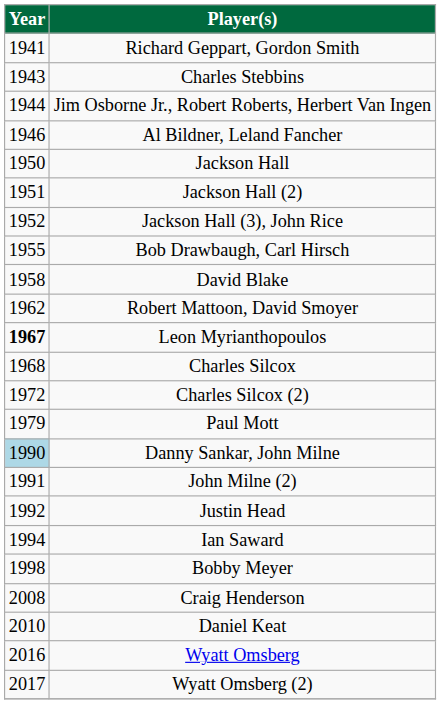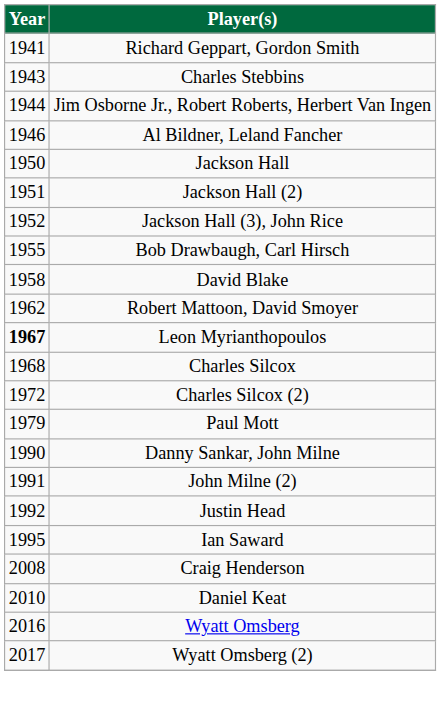(27, 452) lightblue background -> (27, 452) no background
(27, 539) 1994 -> (27, 539) 1995
- row: (242, 568)
